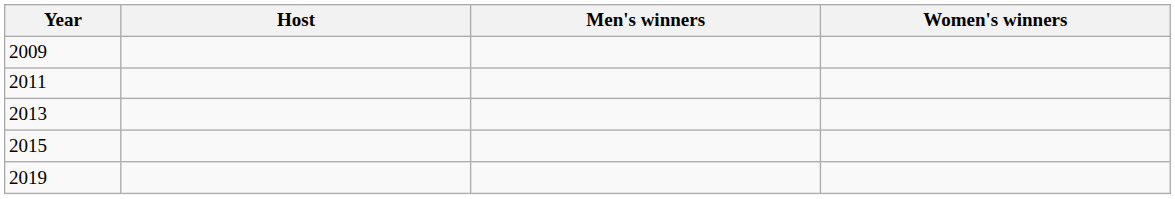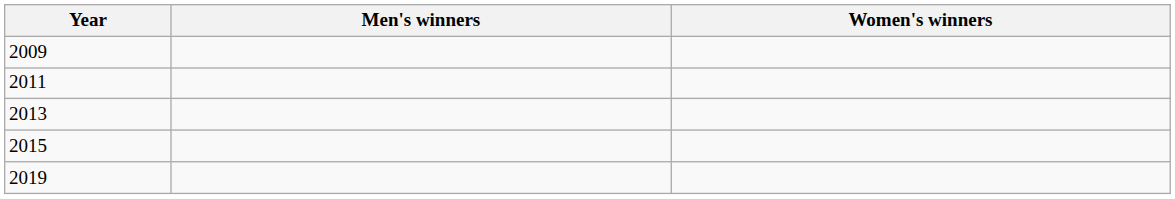- column: (296, 20)
